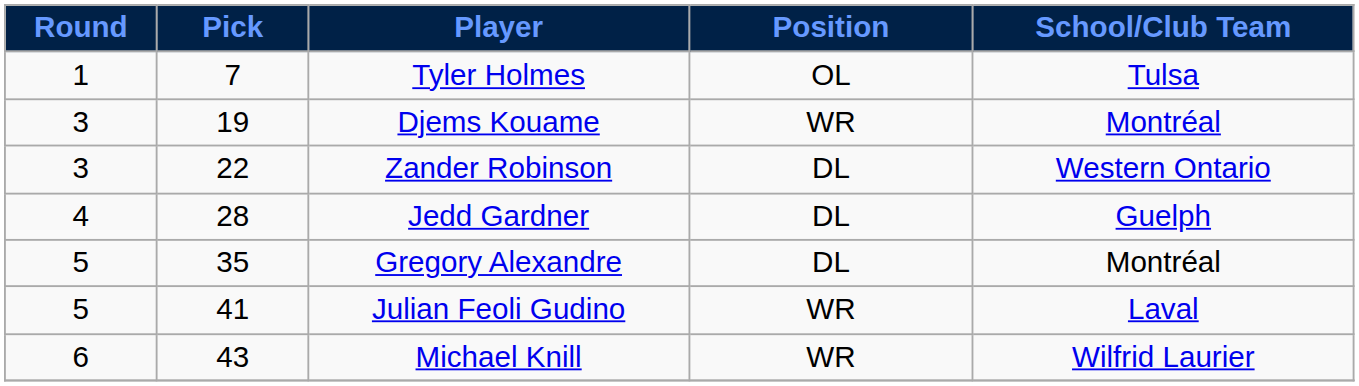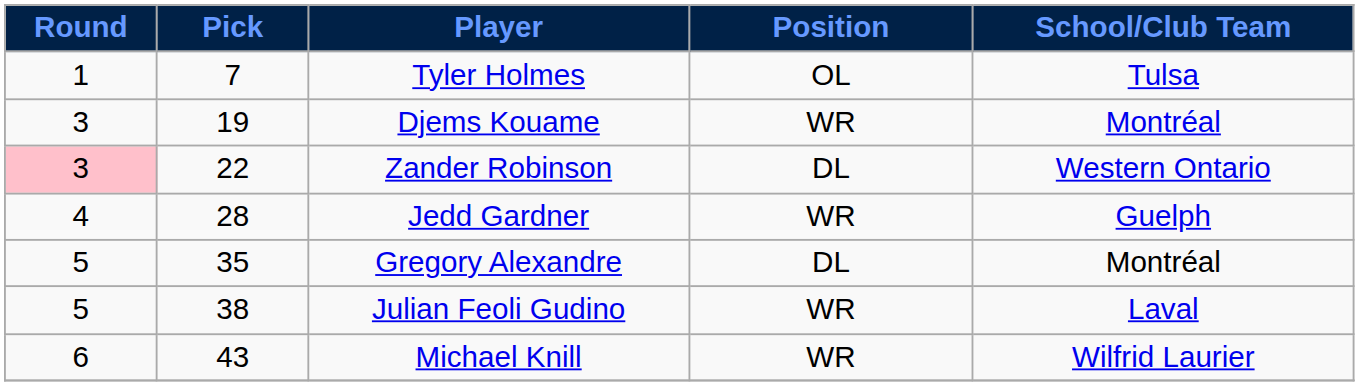(81, 168) no background -> (81, 168) pink background
(831, 215) DL -> (831, 215) WR
(233, 309) 41 -> (233, 309) 38
